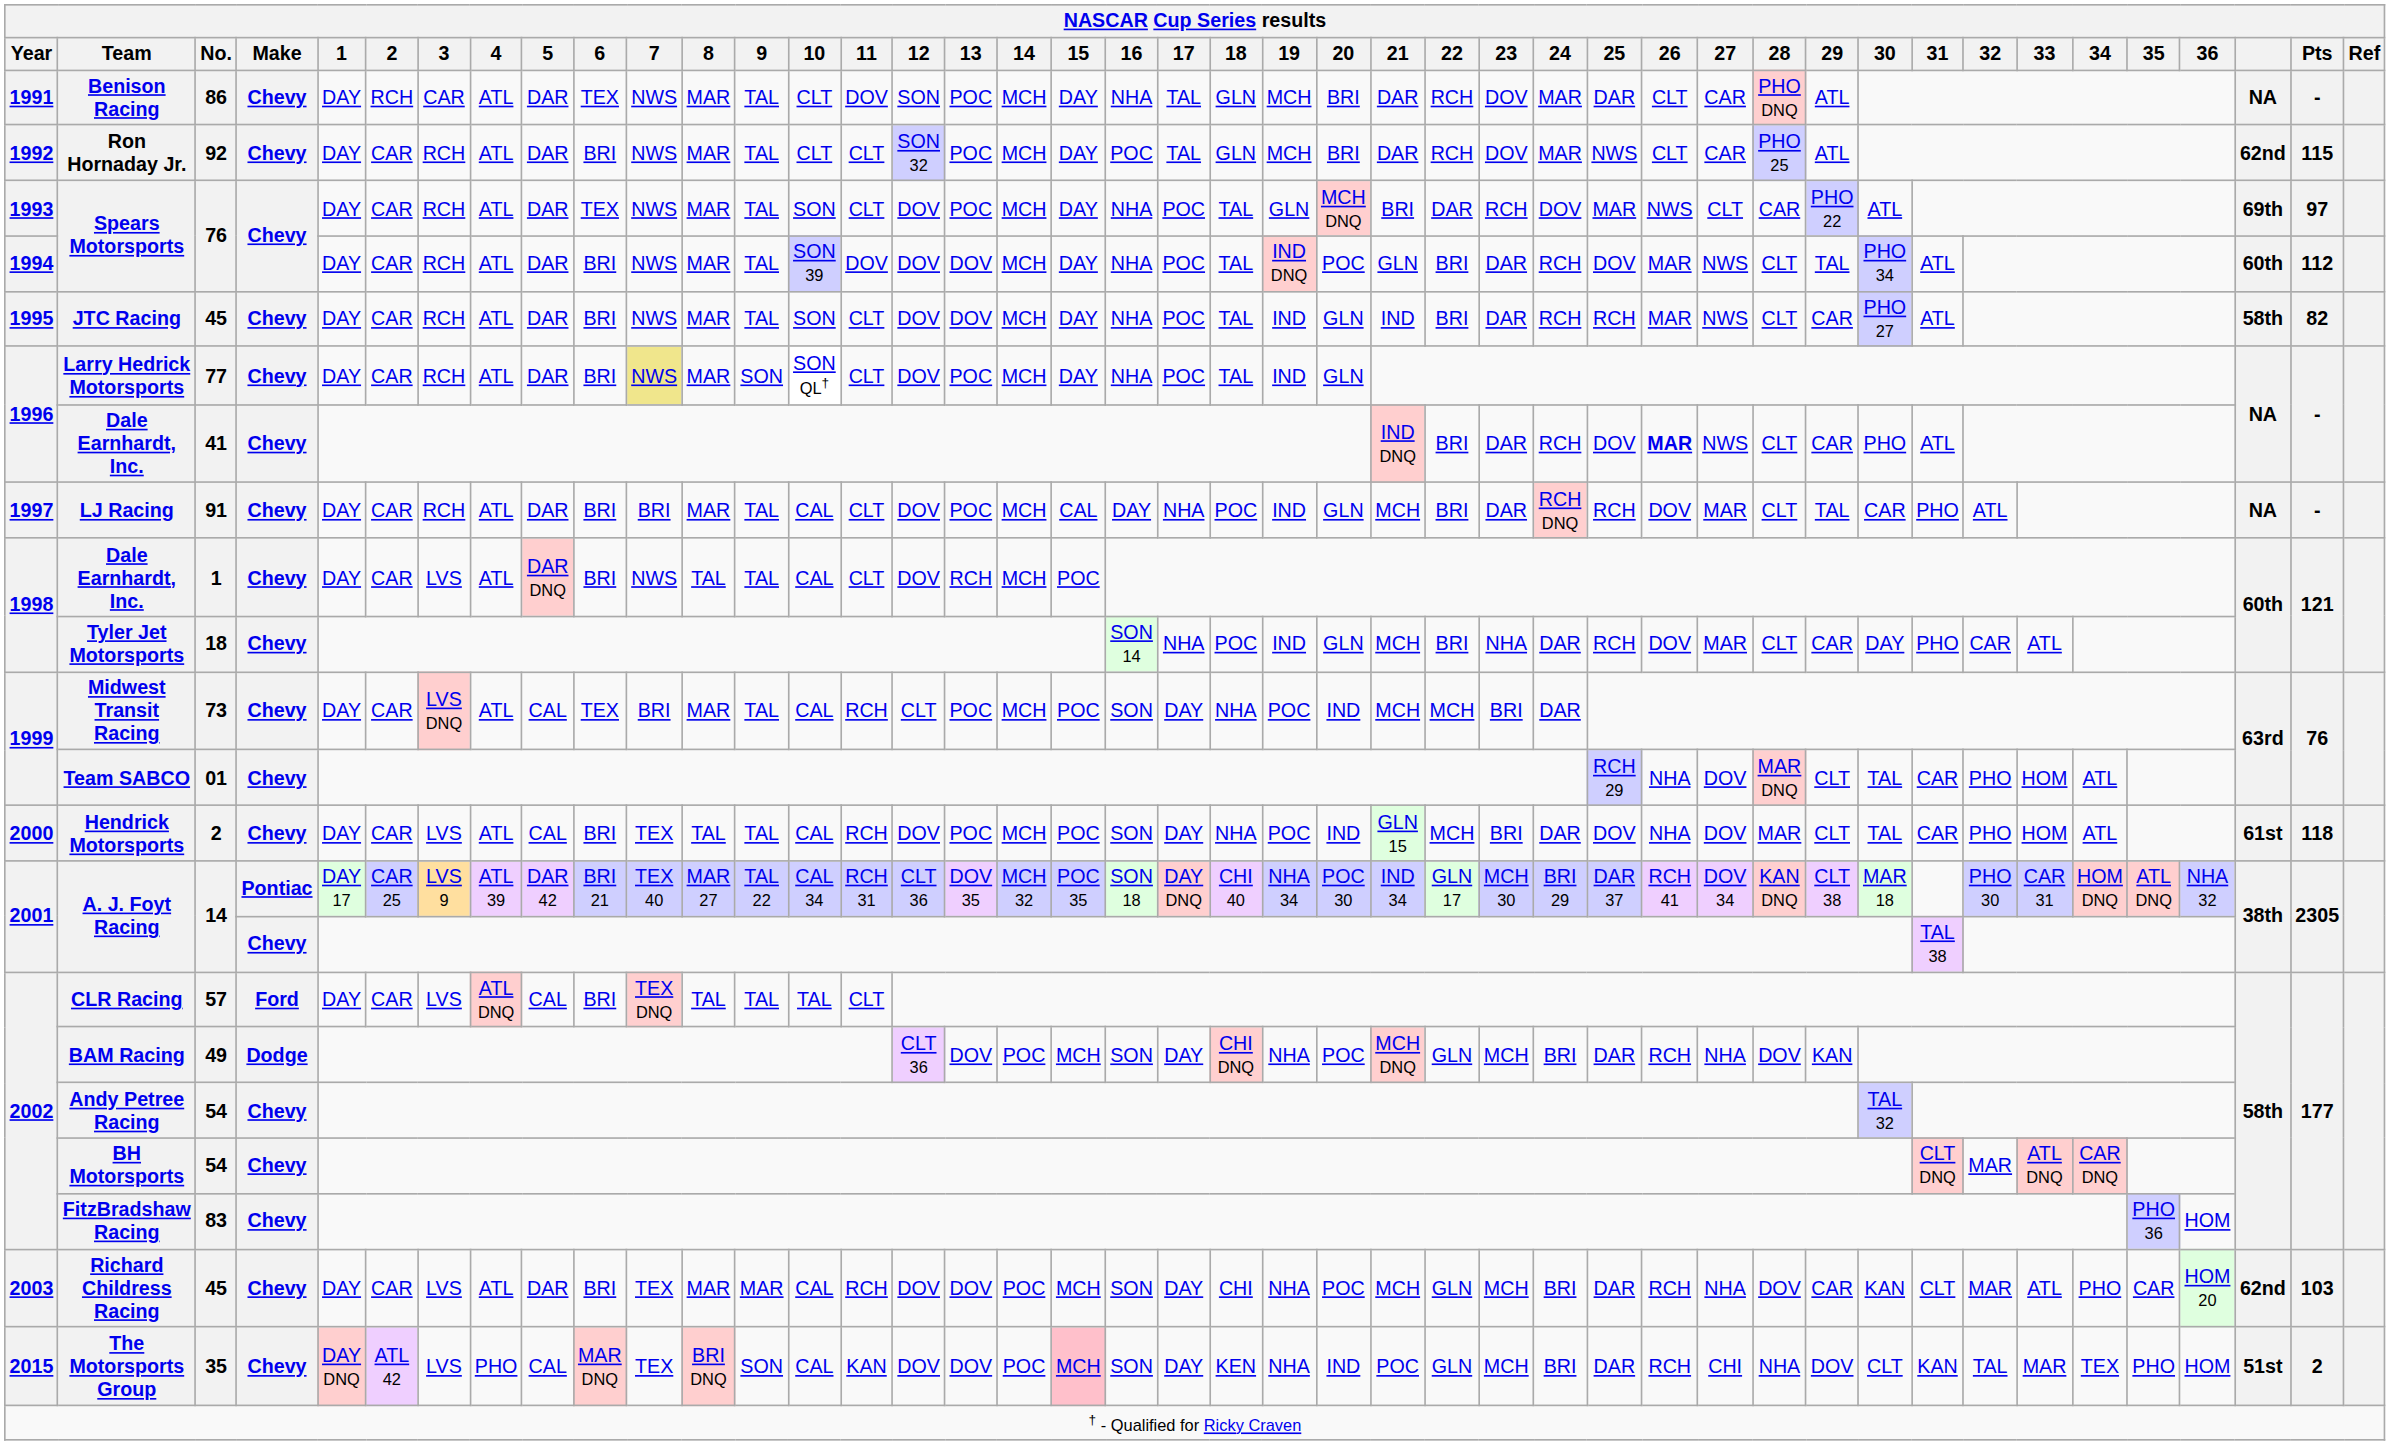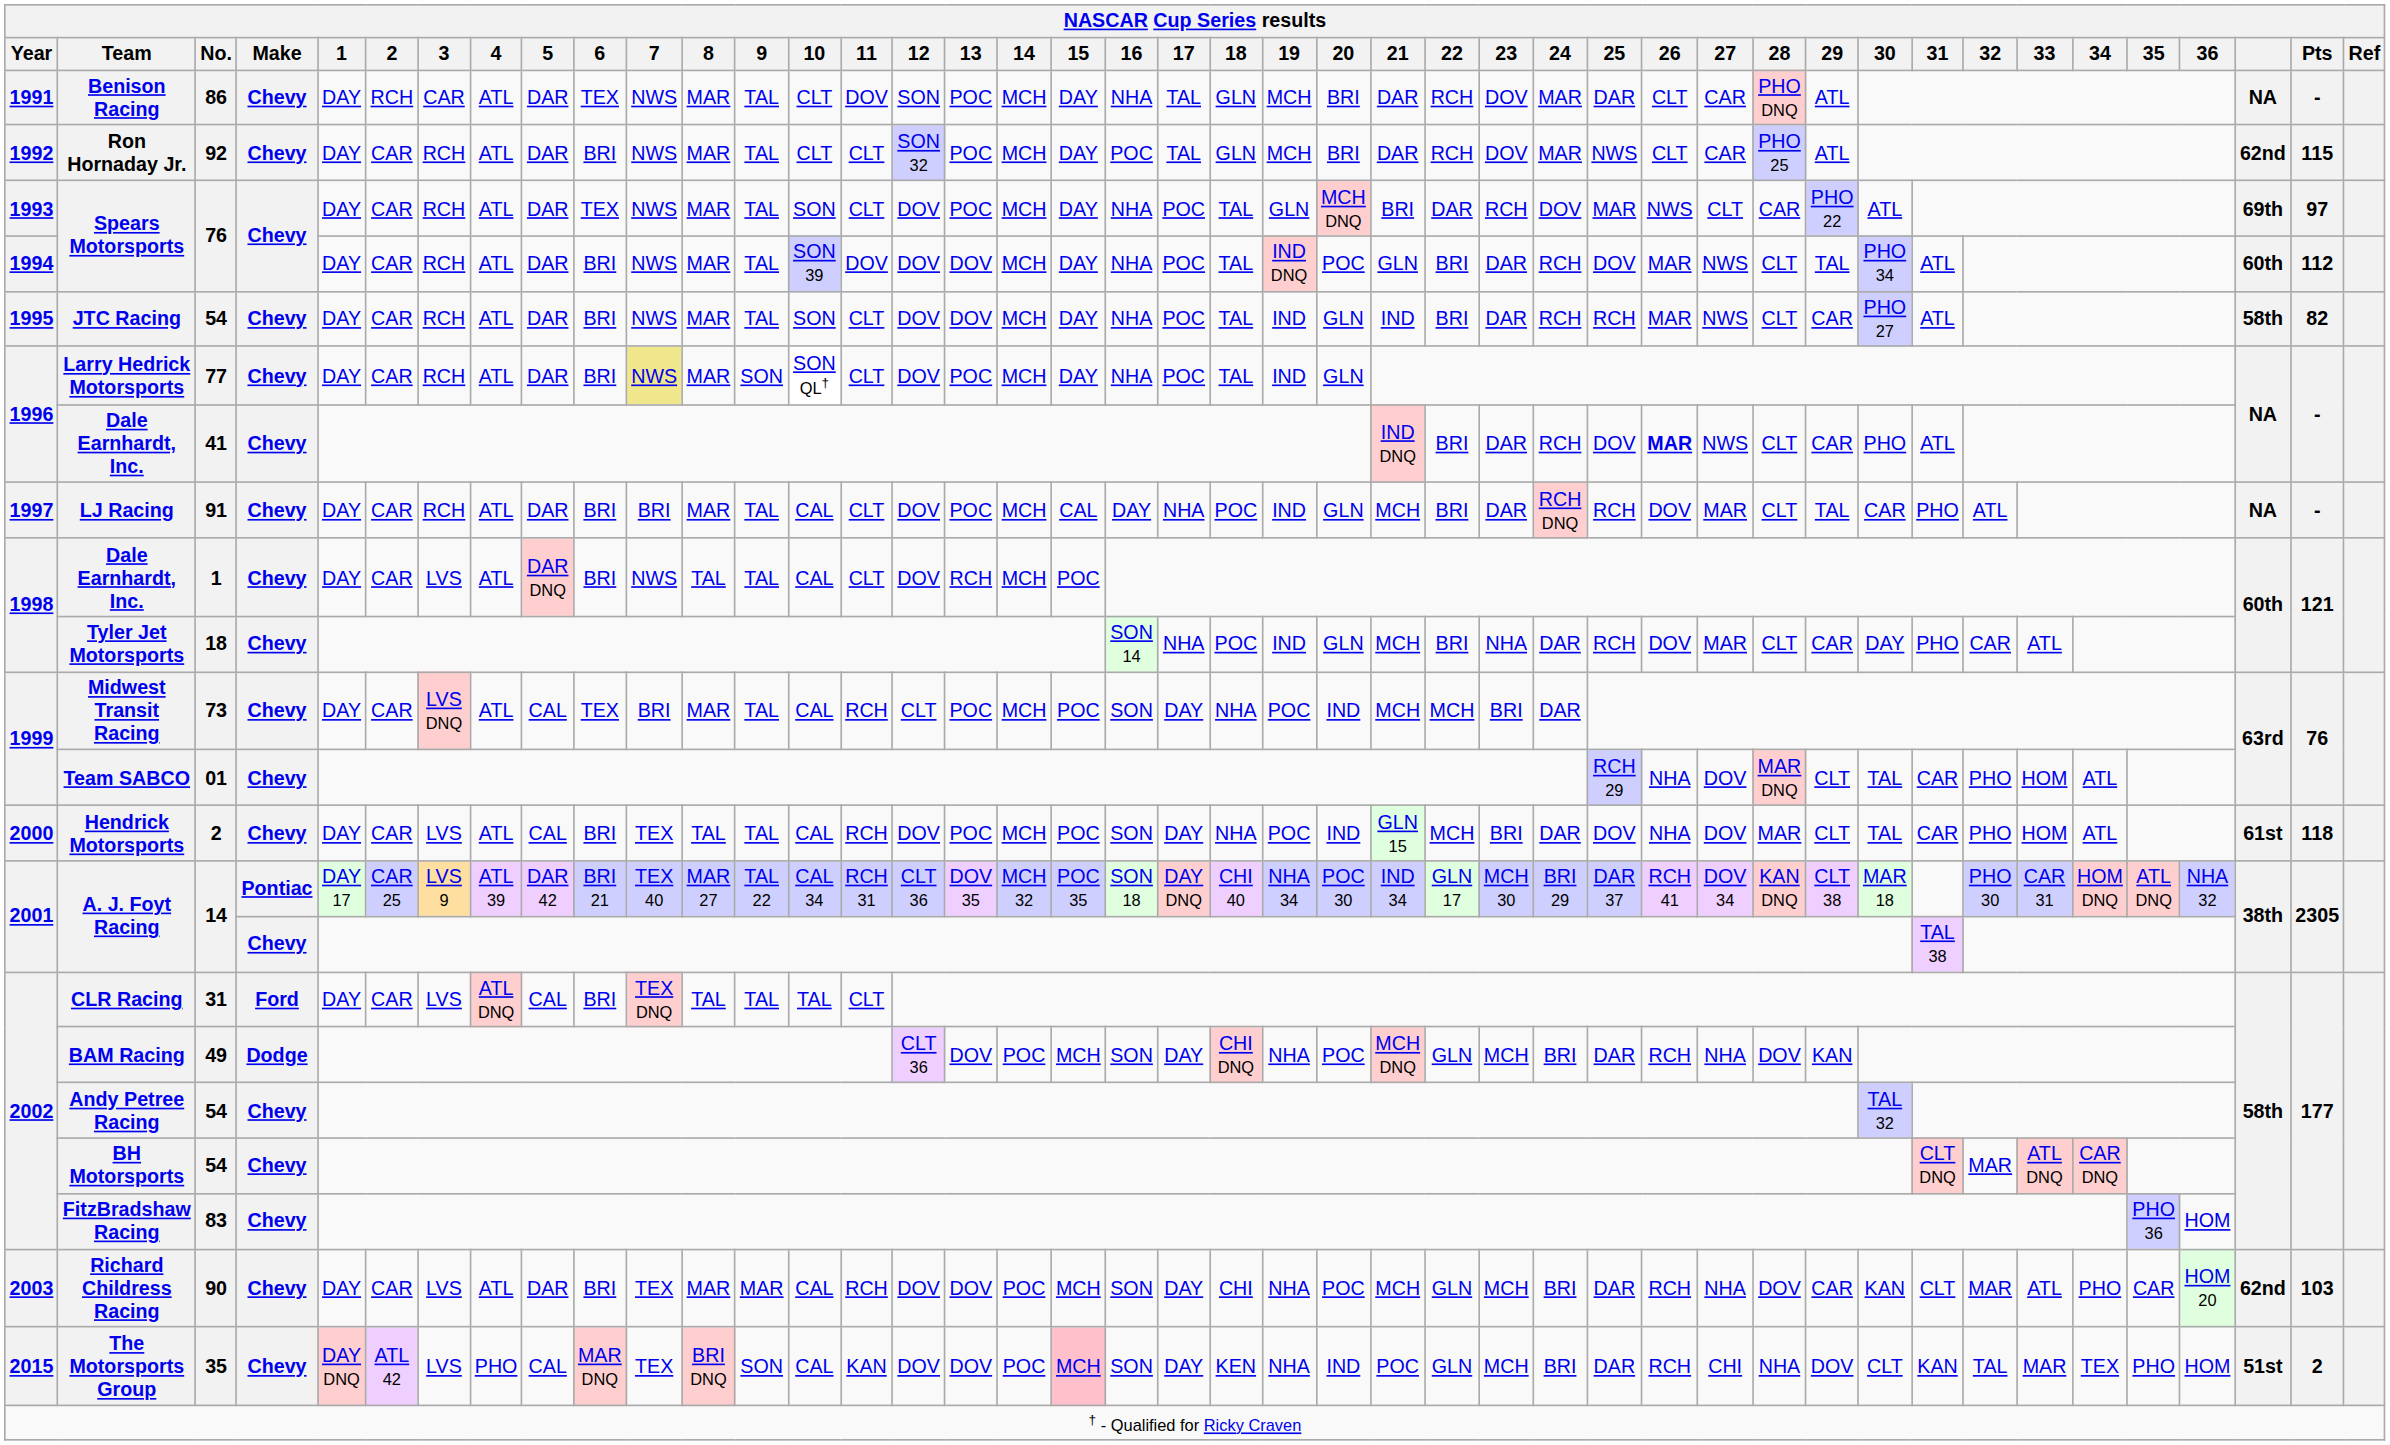(216, 319) 45 -> (216, 319) 54
(216, 999) 57 -> (216, 999) 31
(216, 1288) 45 -> (216, 1288) 90
